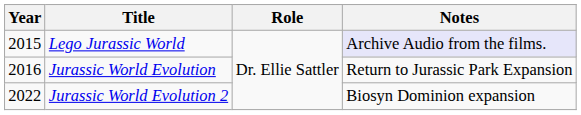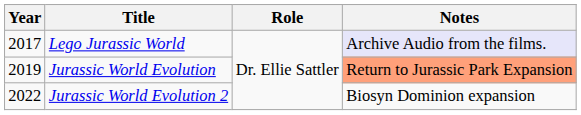(25, 43) 2015 -> (25, 43) 2017
(25, 69) 2016 -> (25, 69) 2019
(459, 69) no background -> (459, 69) lightsalmon background
